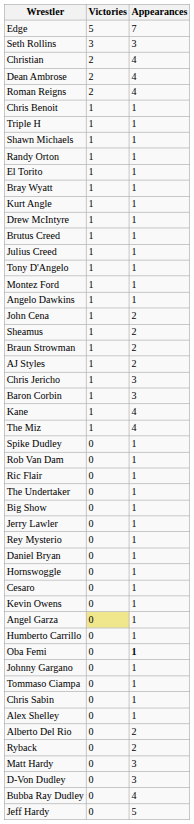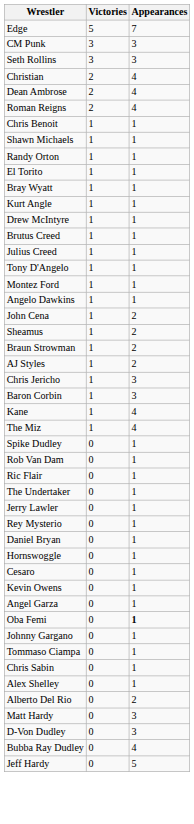+ row: (26, 44)
- row: (24, 124)
- row: (27, 508)
(91, 619) khaki background -> (91, 603) no background
- row: (44, 635)
- row: (22, 747)
